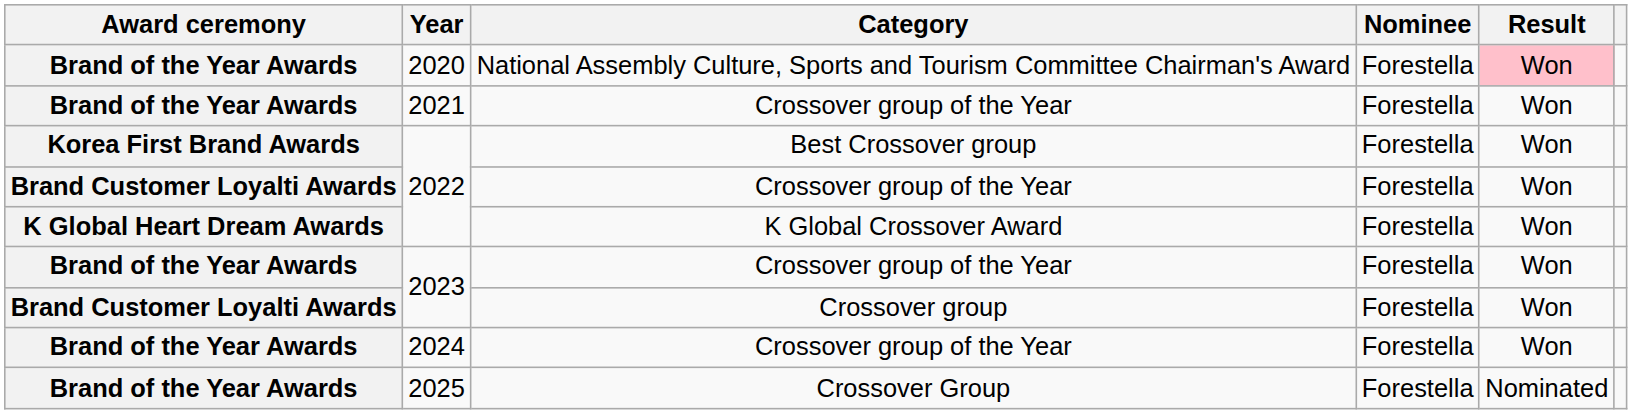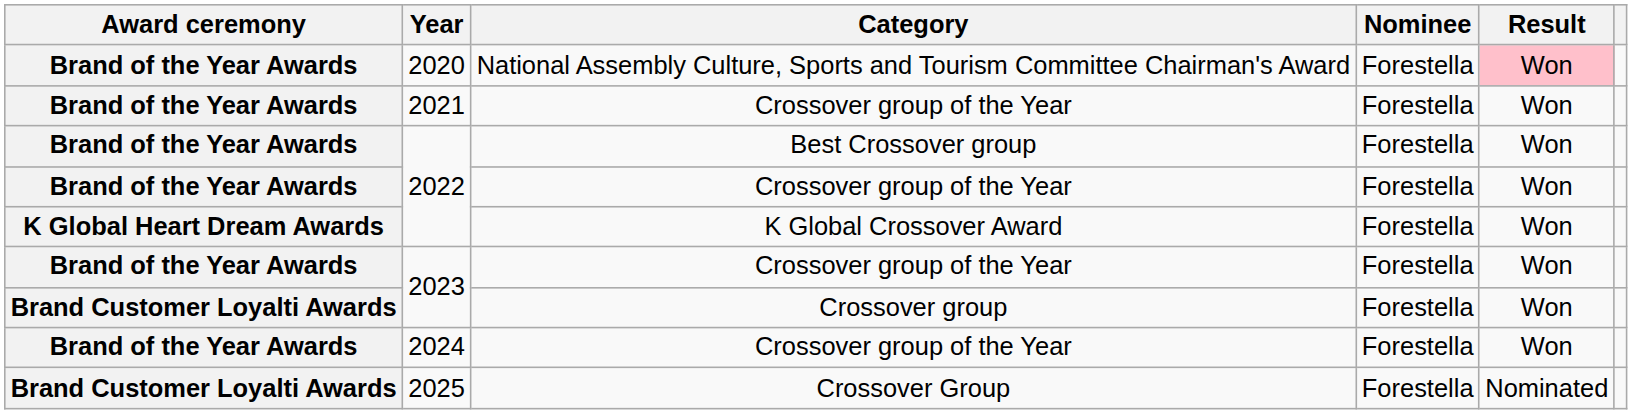(204, 145) Korea First Brand Awards -> (204, 145) Brand of the Year Awards
(204, 186) Brand Customer Loyalti Awards -> (204, 186) Brand of the Year Awards
(204, 387) Brand of the Year Awards -> (204, 387) Brand Customer Loyalti Awards
